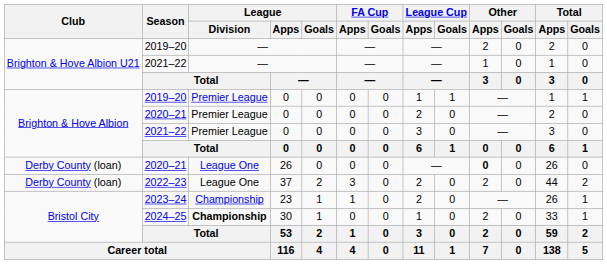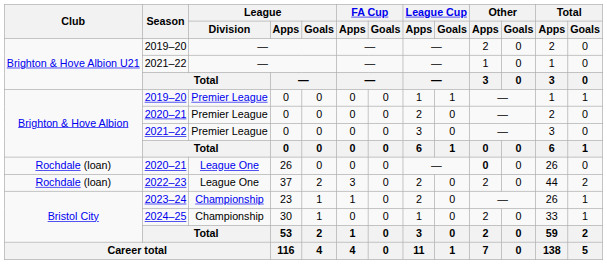(73, 166) Derby County (loan) -> (73, 166) Rochdale (loan)
(73, 183) Derby County (loan) -> (73, 183) Rochdale (loan)
(229, 217) bold -> (229, 217) normal
